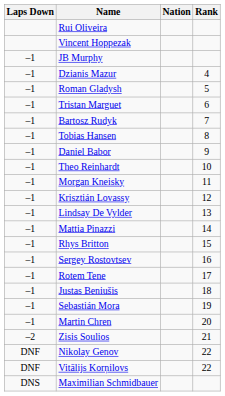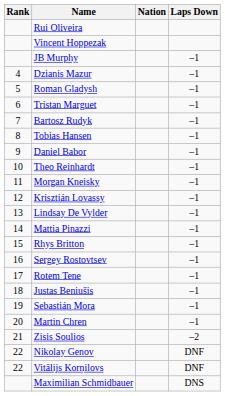columns swapped: (207, 12) <-> (30, 12)
